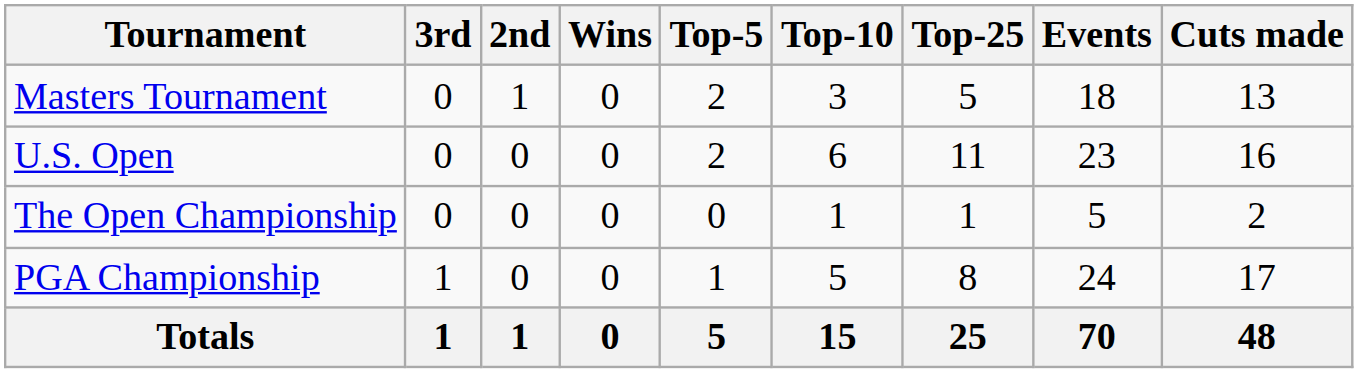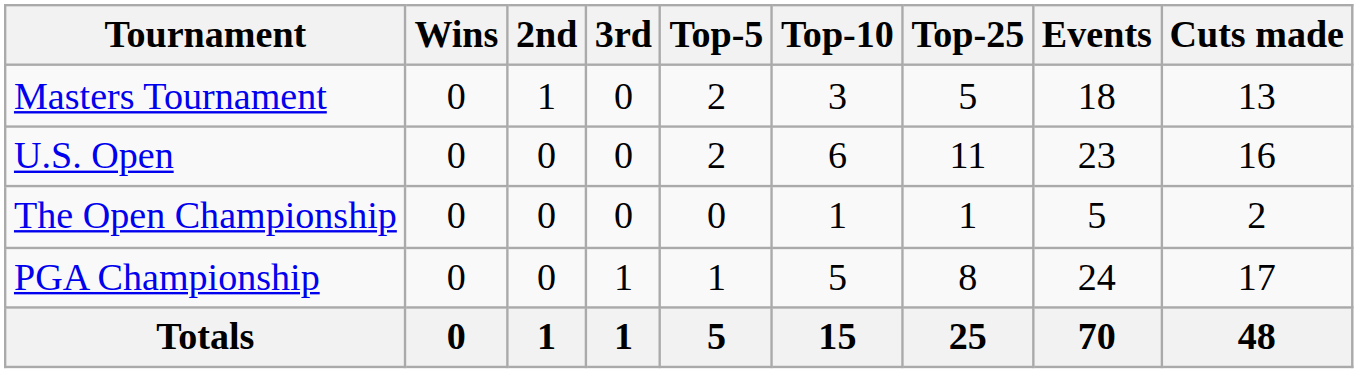columns swapped: (610, 34) <-> (443, 34)
